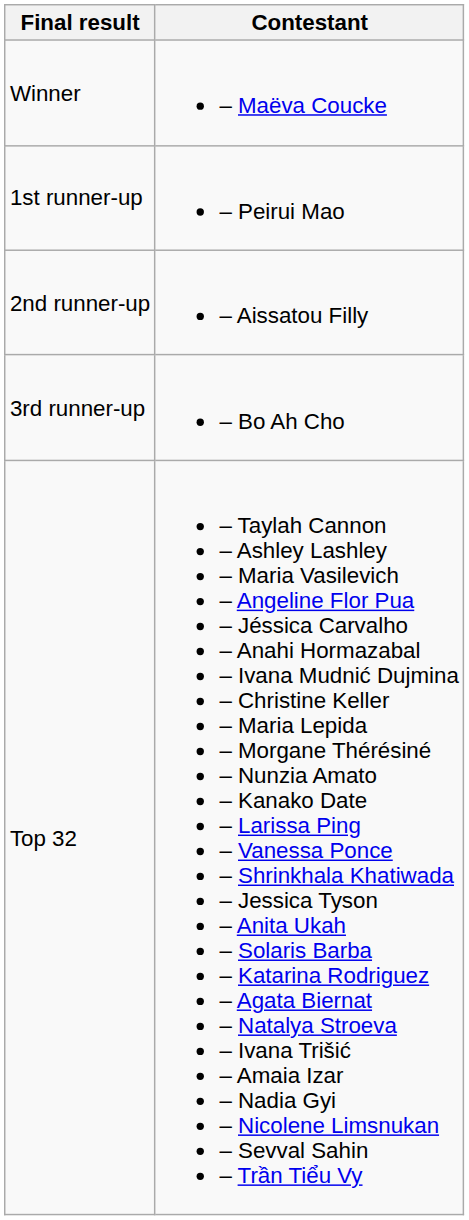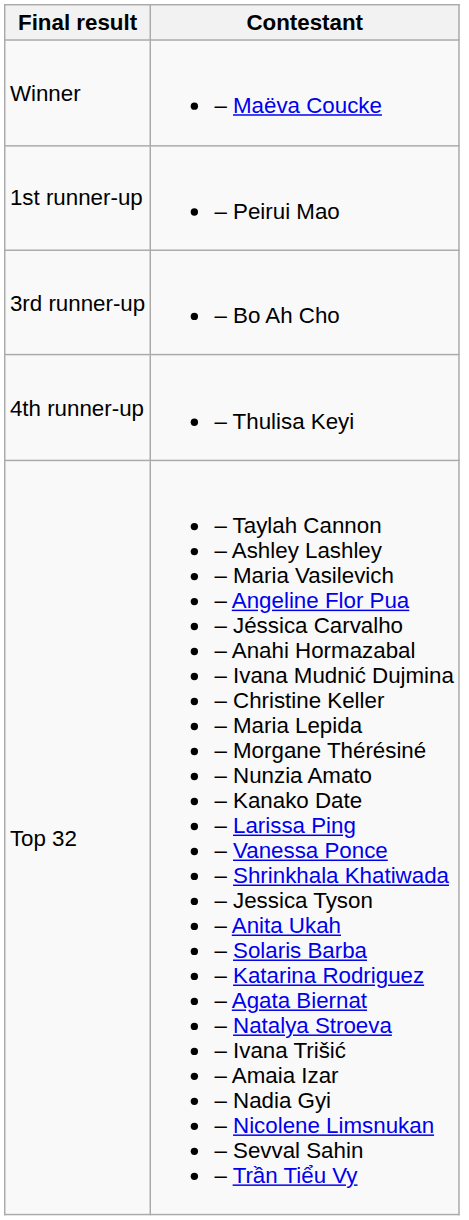- row: (80, 303)
+ row: (77, 408)
